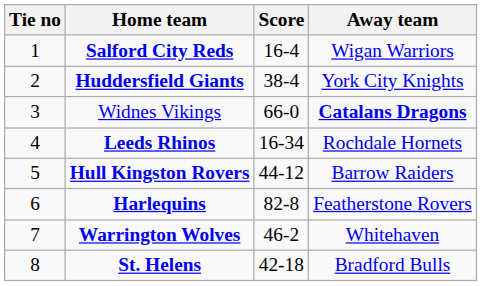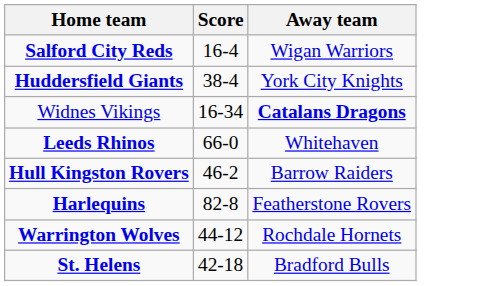- column: (35, 19)
(281, 111) 66-0 -> (221, 111) 16-34
(281, 142) 16-34 -> (221, 142) 66-0
(392, 142) Rochdale Hornets -> (332, 142) Whitehaven
(281, 173) 44-12 -> (221, 173) 46-2
(281, 234) 46-2 -> (221, 234) 44-12
(392, 234) Whitehaven -> (332, 234) Rochdale Hornets
